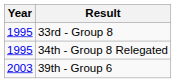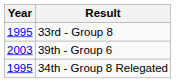rows swapped: (103, 50) <-> (75, 68)
